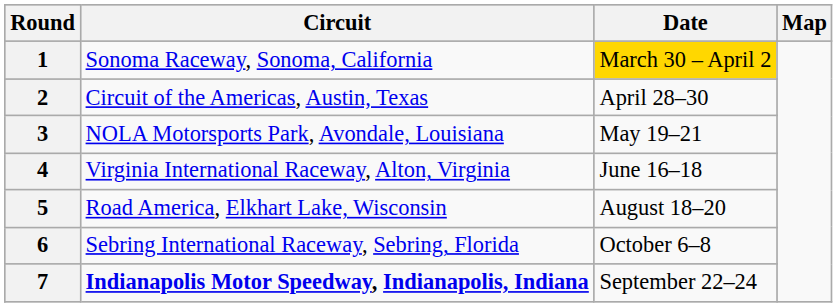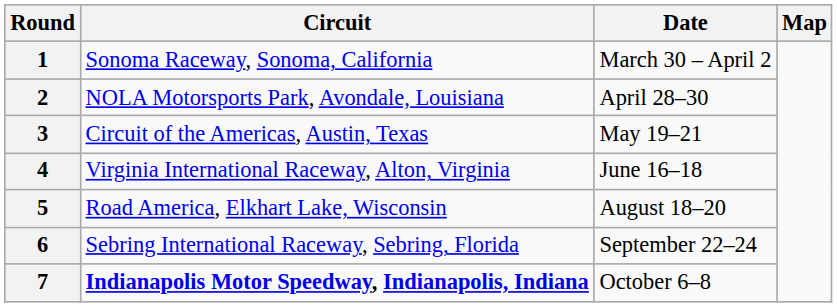(685, 59) gold background -> (685, 59) no background
(257, 96) Circuit of the Americas, Austin, Texas -> (295, 96) NOLA Motorsports Park, Avondale, Louisiana
(295, 133) NOLA Motorsports Park, Avondale, Louisiana -> (257, 133) Circuit of the Americas, Austin, Texas
(655, 244) October 6–8 -> (678, 244) September 22–24
(678, 281) September 22–24 -> (655, 281) October 6–8
